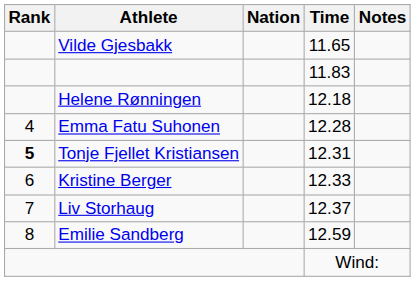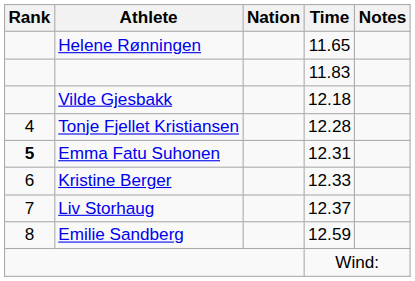(115, 45) Vilde Gjesbakk -> (130, 45) Helene Rønningen
(130, 99) Helene Rønningen -> (115, 99) Vilde Gjesbakk
(139, 126) Emma Fatu Suhonen -> (149, 126) Tonje Fjellet Kristiansen
(149, 153) Tonje Fjellet Kristiansen -> (139, 153) Emma Fatu Suhonen
